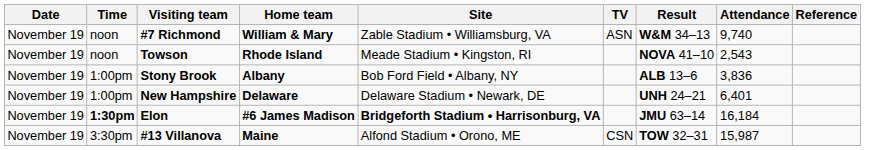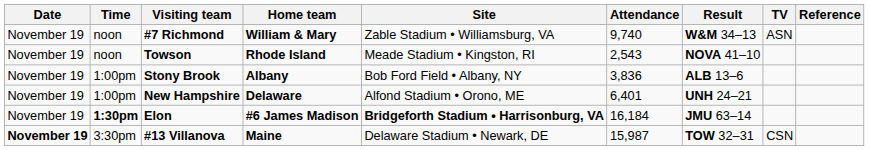columns swapped: (620, 15) <-> (755, 15)
(453, 96) Delaware Stadium • Newark, DE -> (444, 96) Alfond Stadium • Orono, ME
(46, 136) normal -> (47, 136) bold
(441, 136) Alfond Stadium • Orono, ME -> (456, 136) Delaware Stadium • Newark, DE
